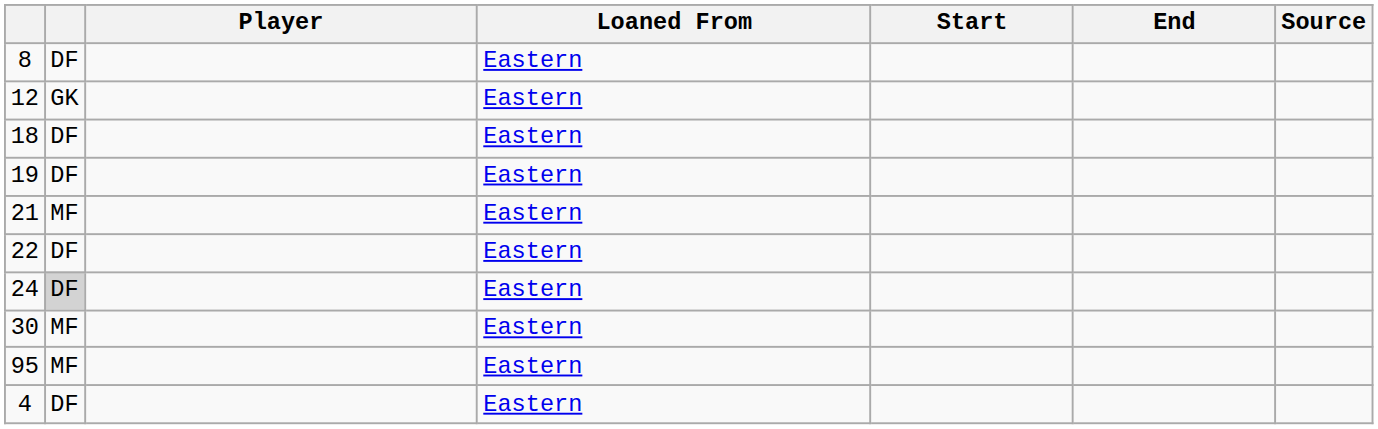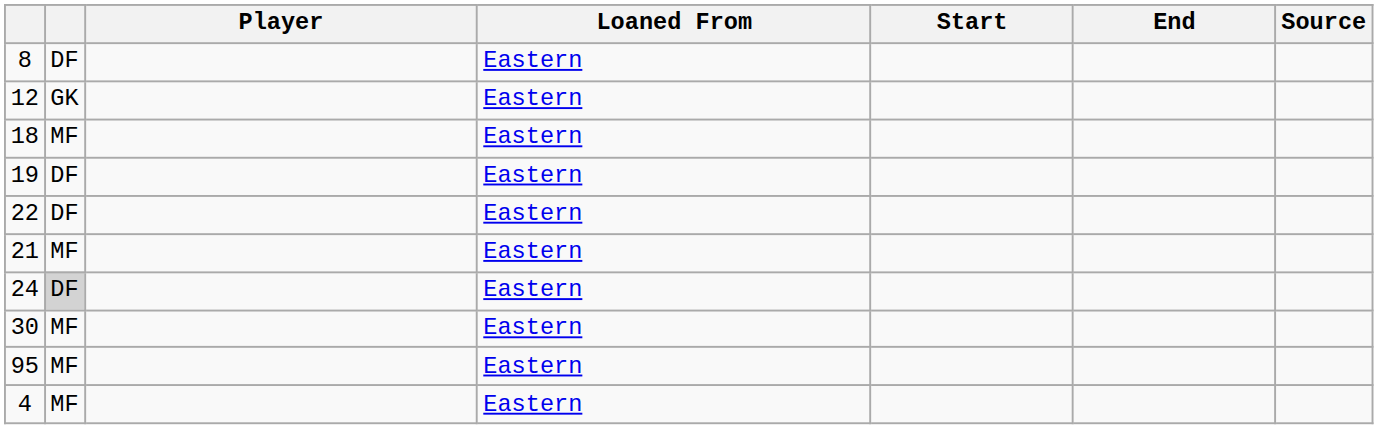(64, 139) DF -> (64, 139) MF
rows swapped: (25, 215) <-> (25, 253)
(64, 405) DF -> (64, 405) MF
